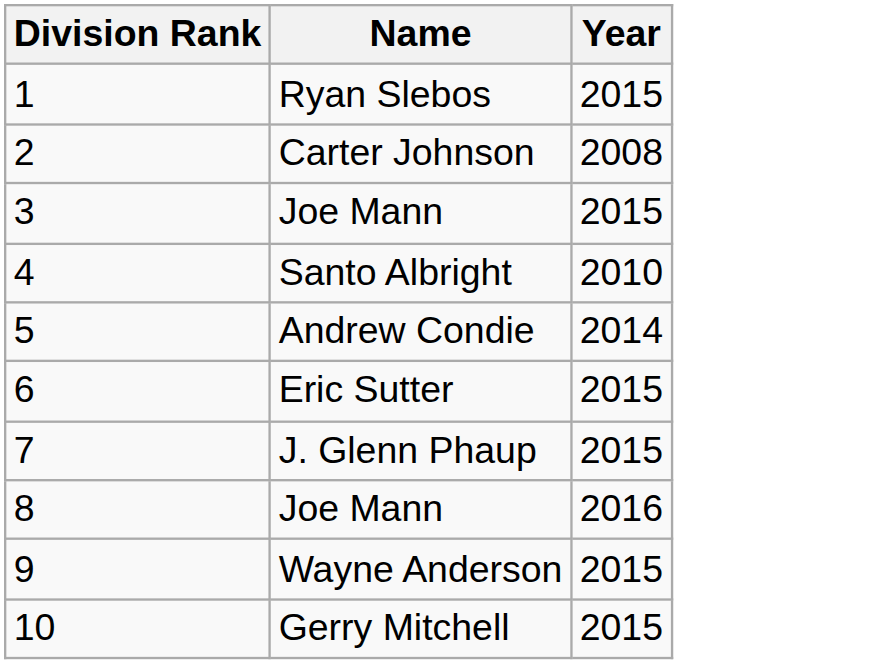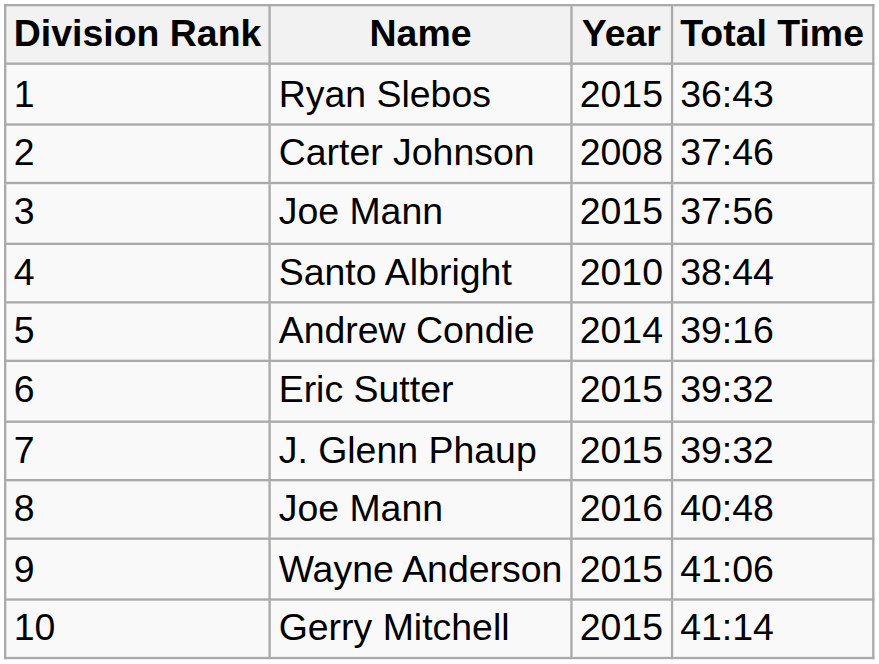+ column: (772, 34)
